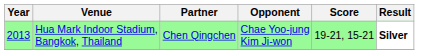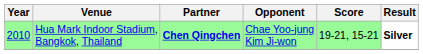(19, 36) 2013 -> (19, 36) 2010
(199, 36) normal -> (201, 36) bold
